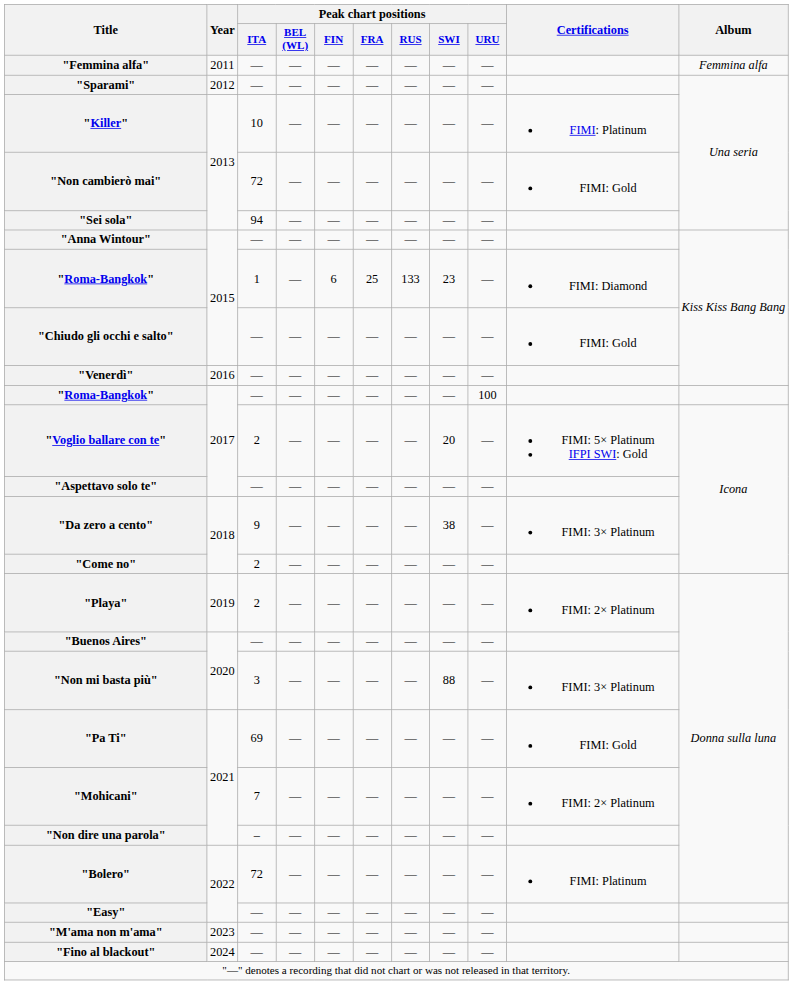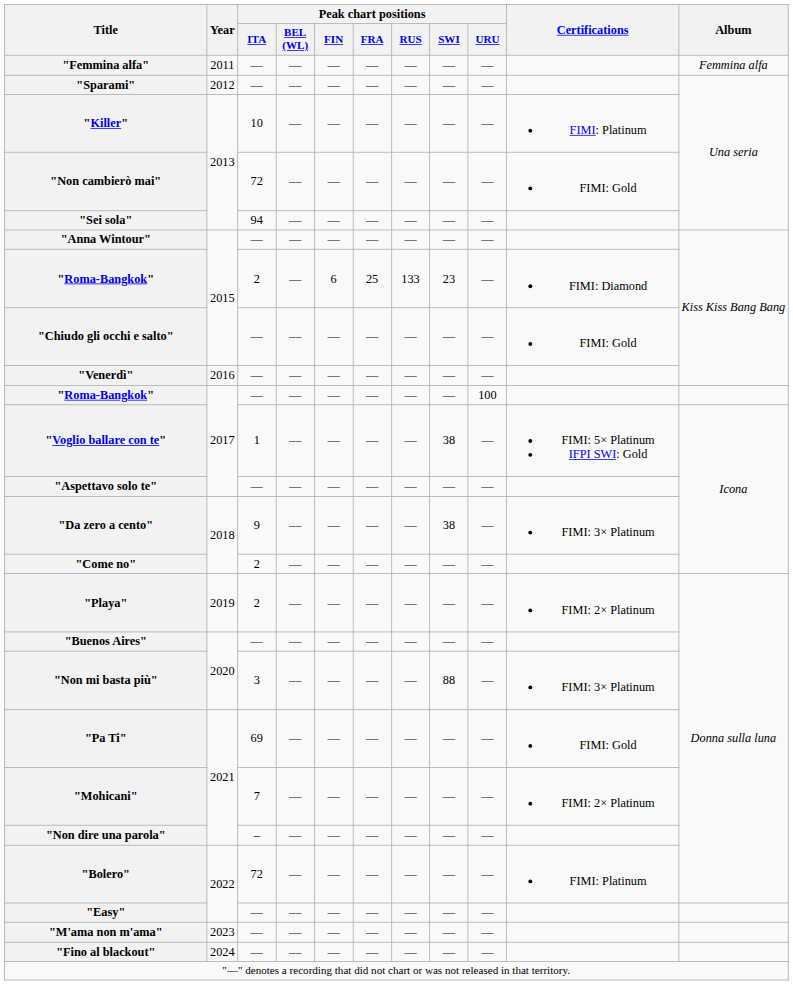(257, 278) 1 -> (257, 278) 2
(257, 440) 2 -> (257, 440) 1
(449, 440) 20 -> (449, 440) 38
